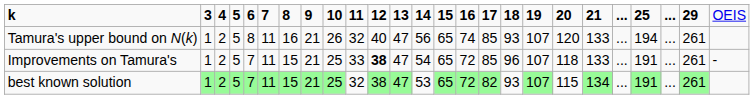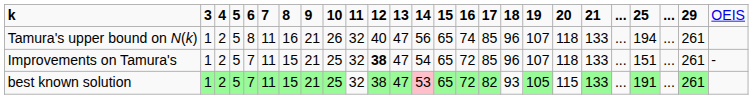(512, 37) 93 -> (512, 37) 96
(568, 37) 120 -> (567, 37) 118
(357, 60) 33 -> (357, 60) 32
(646, 60) 191 -> (645, 60) 151
(423, 82) no background -> (423, 82) pink background
(538, 82) 107 -> (538, 82) 105
(598, 82) 134 -> (597, 82) 133
